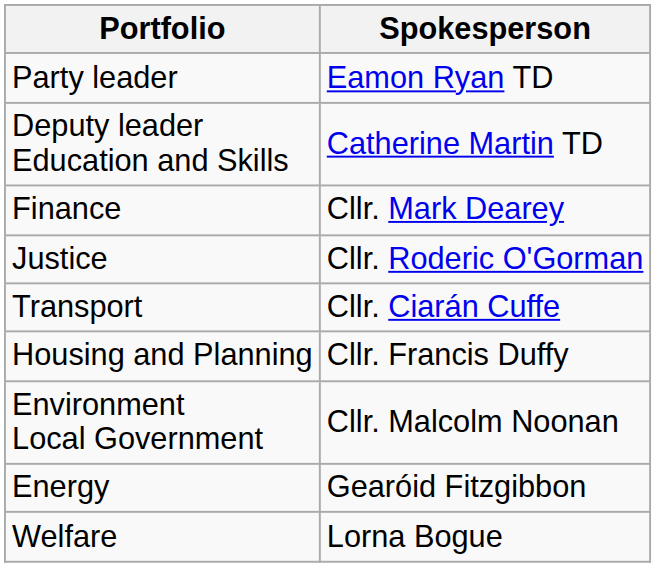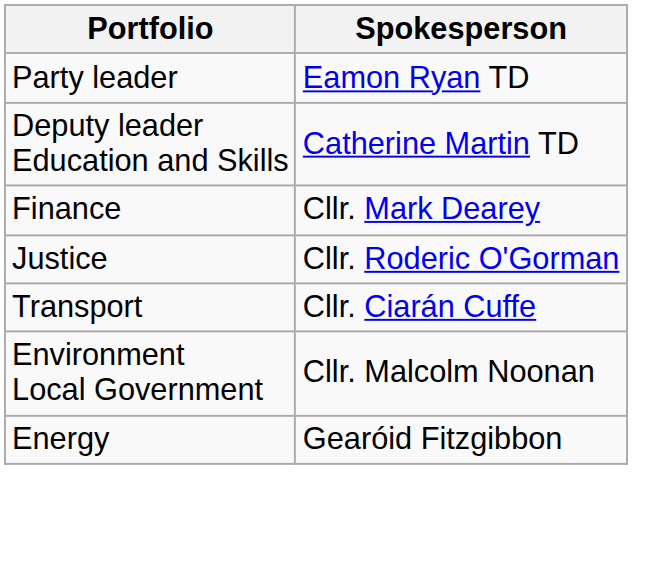- row: (162, 355)
- row: (65, 536)
